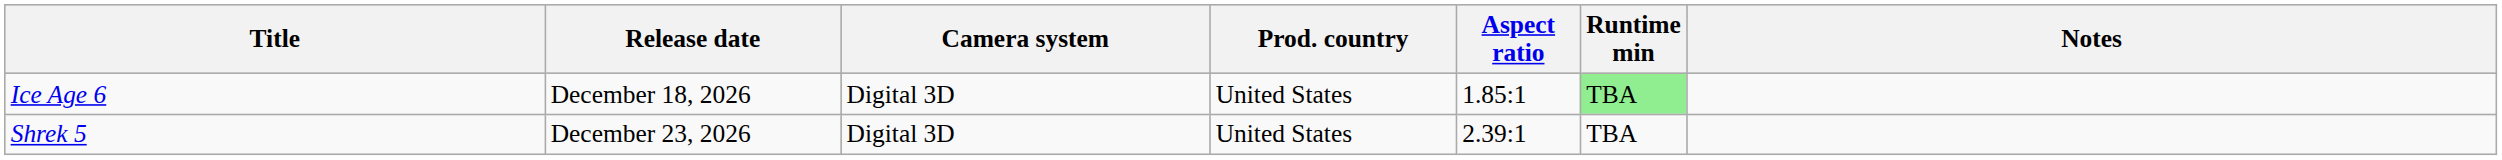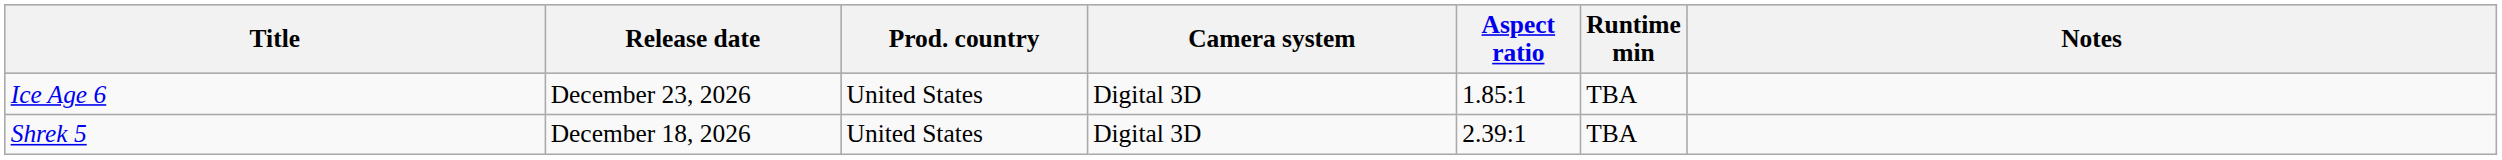columns swapped: (1333, 38) <-> (1025, 38)
(651, 93) December 18, 2026 -> (651, 93) December 23, 2026
(1612, 93) lightgreen background -> (1612, 93) no background
(651, 133) December 23, 2026 -> (651, 133) December 18, 2026
